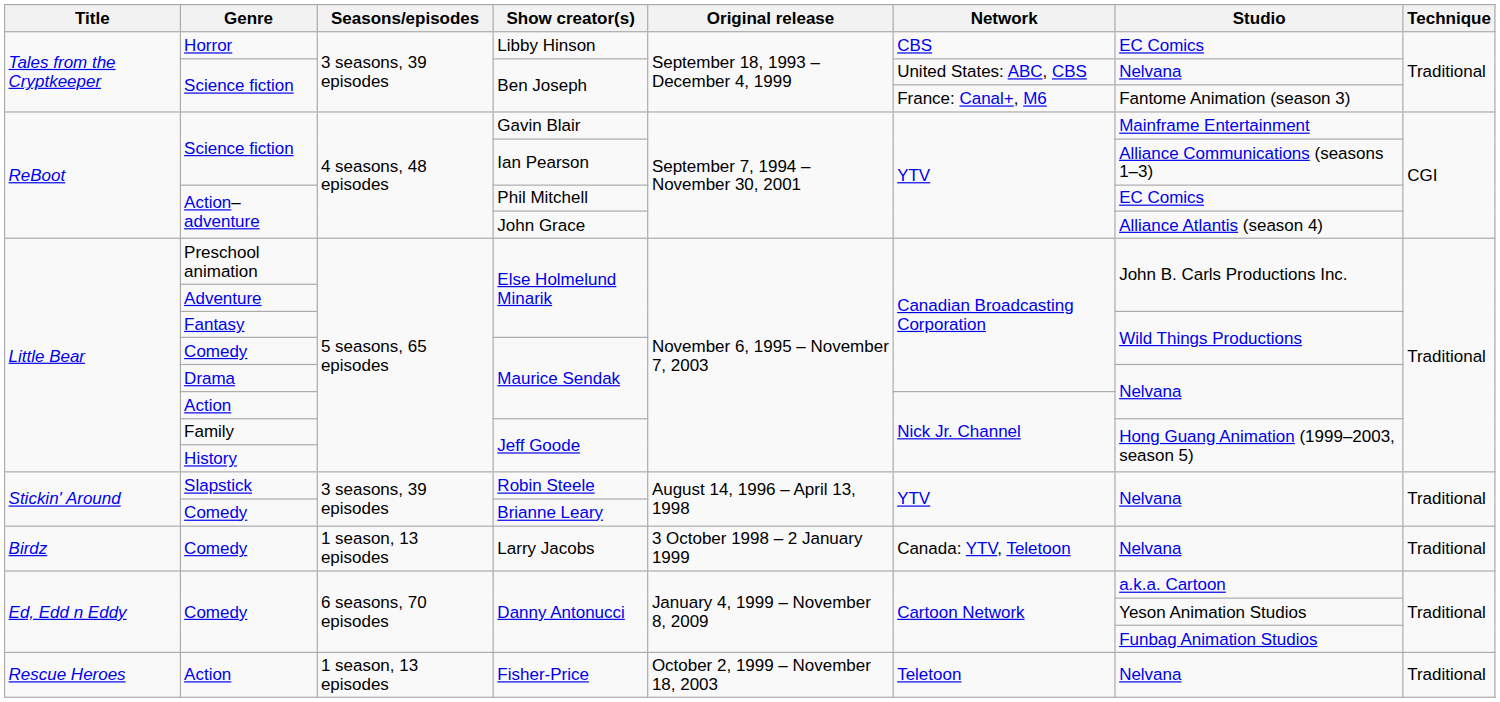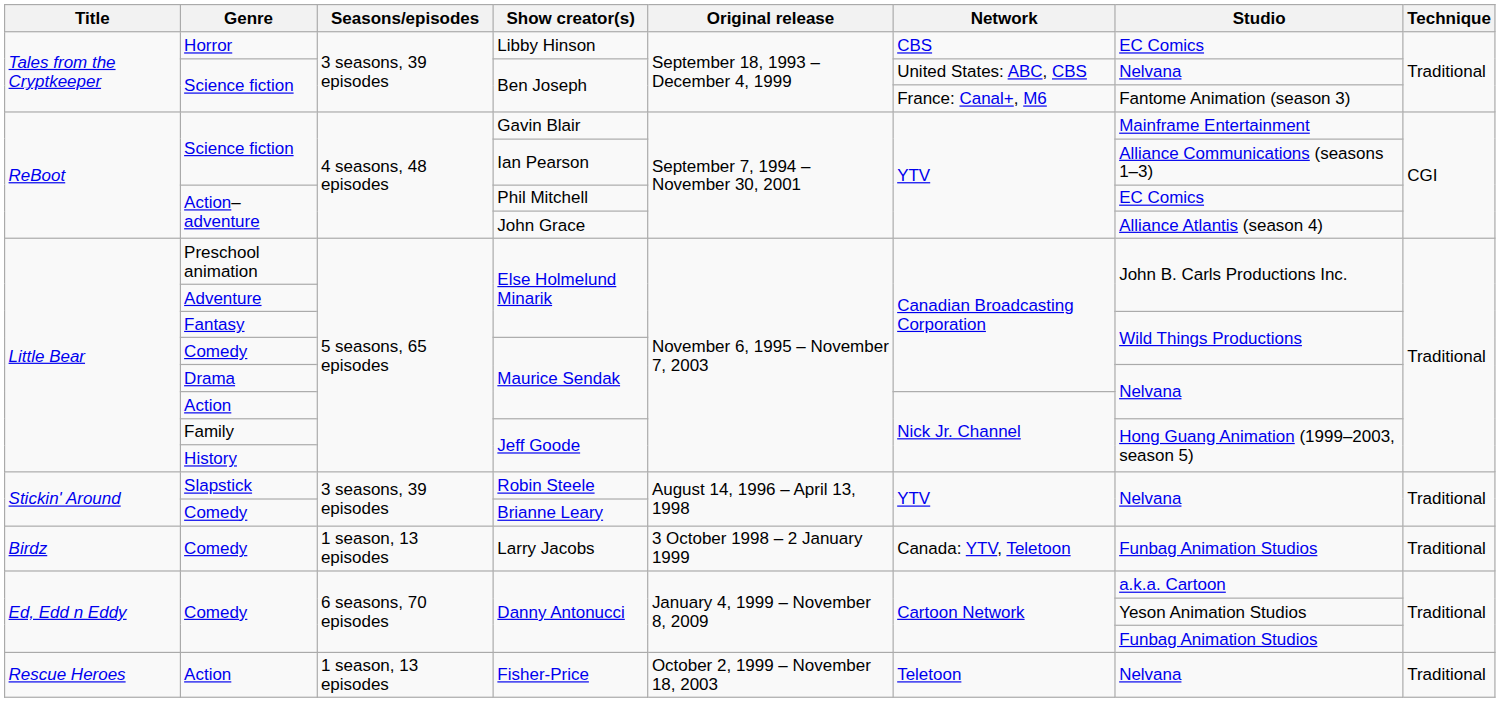(1150, 549) Nelvana -> (1218, 549) Funbag Animation Studios
